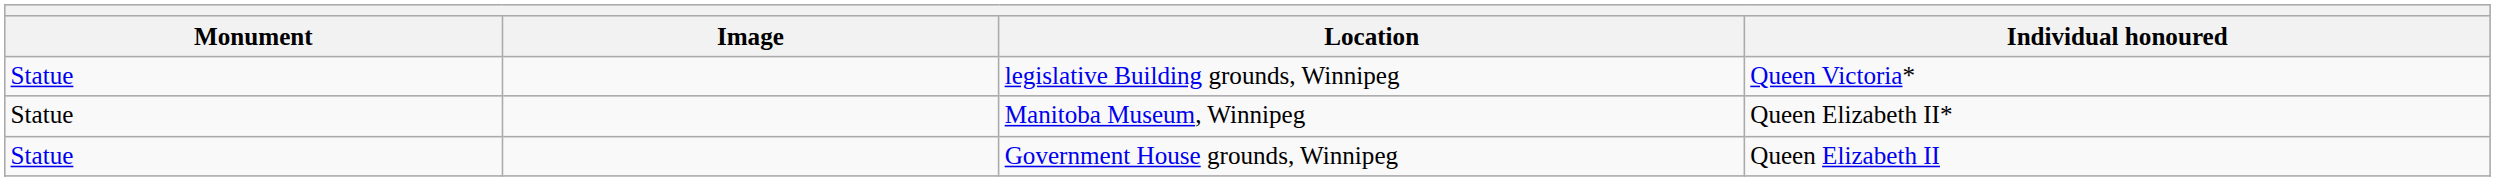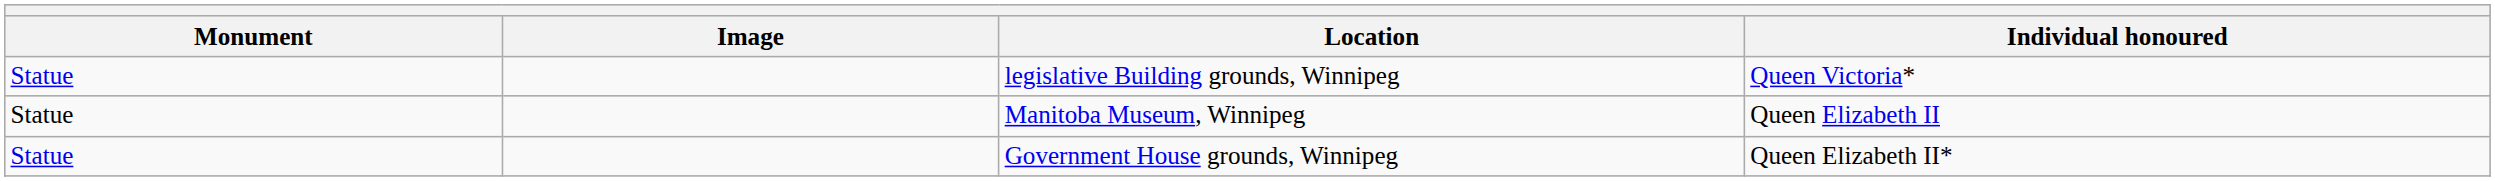(1851, 115) Queen Elizabeth II* -> (1845, 115) Queen Elizabeth II
(1845, 155) Queen Elizabeth II -> (1851, 155) Queen Elizabeth II*
